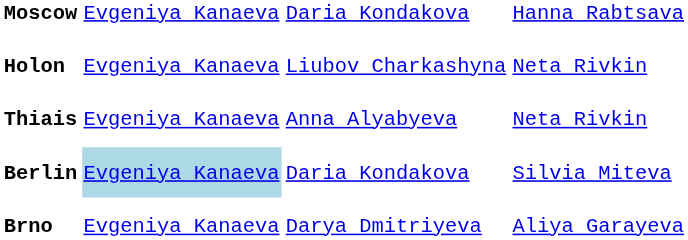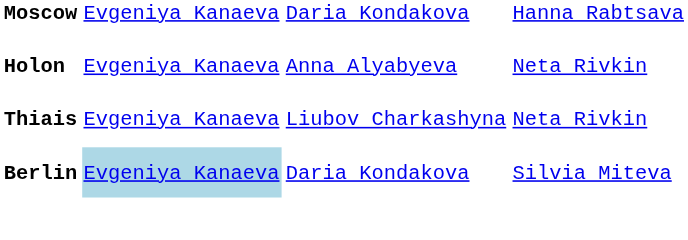(396, 66) Liubov Charkashyna -> (371, 66) Anna Alyabyeva
(371, 119) Anna Alyabyeva -> (396, 119) Liubov Charkashyna
- row: (28, 226)
